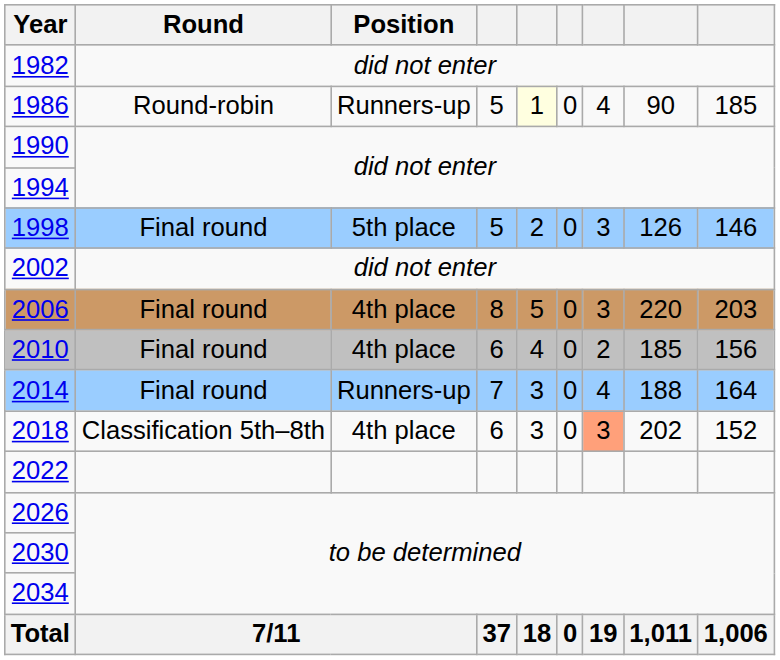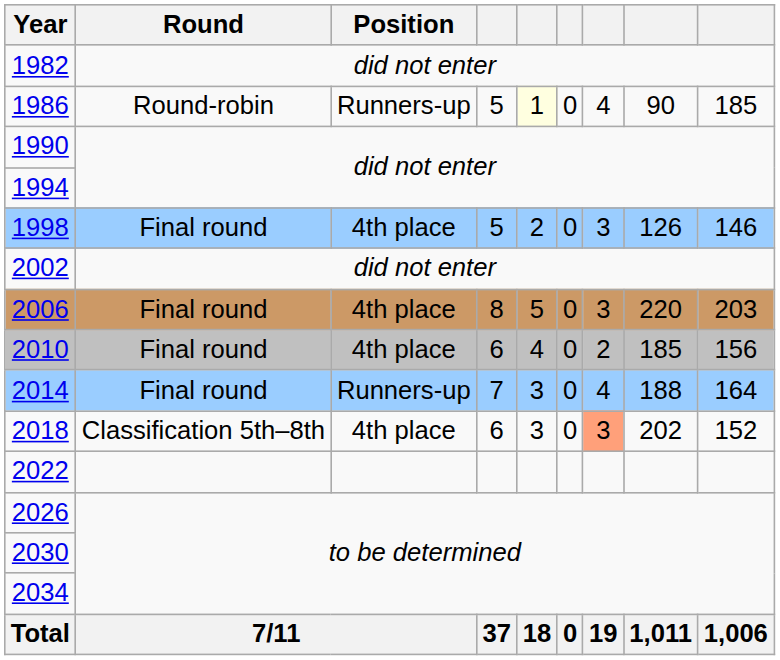(404, 227) 5th place -> (404, 227) 4th place
